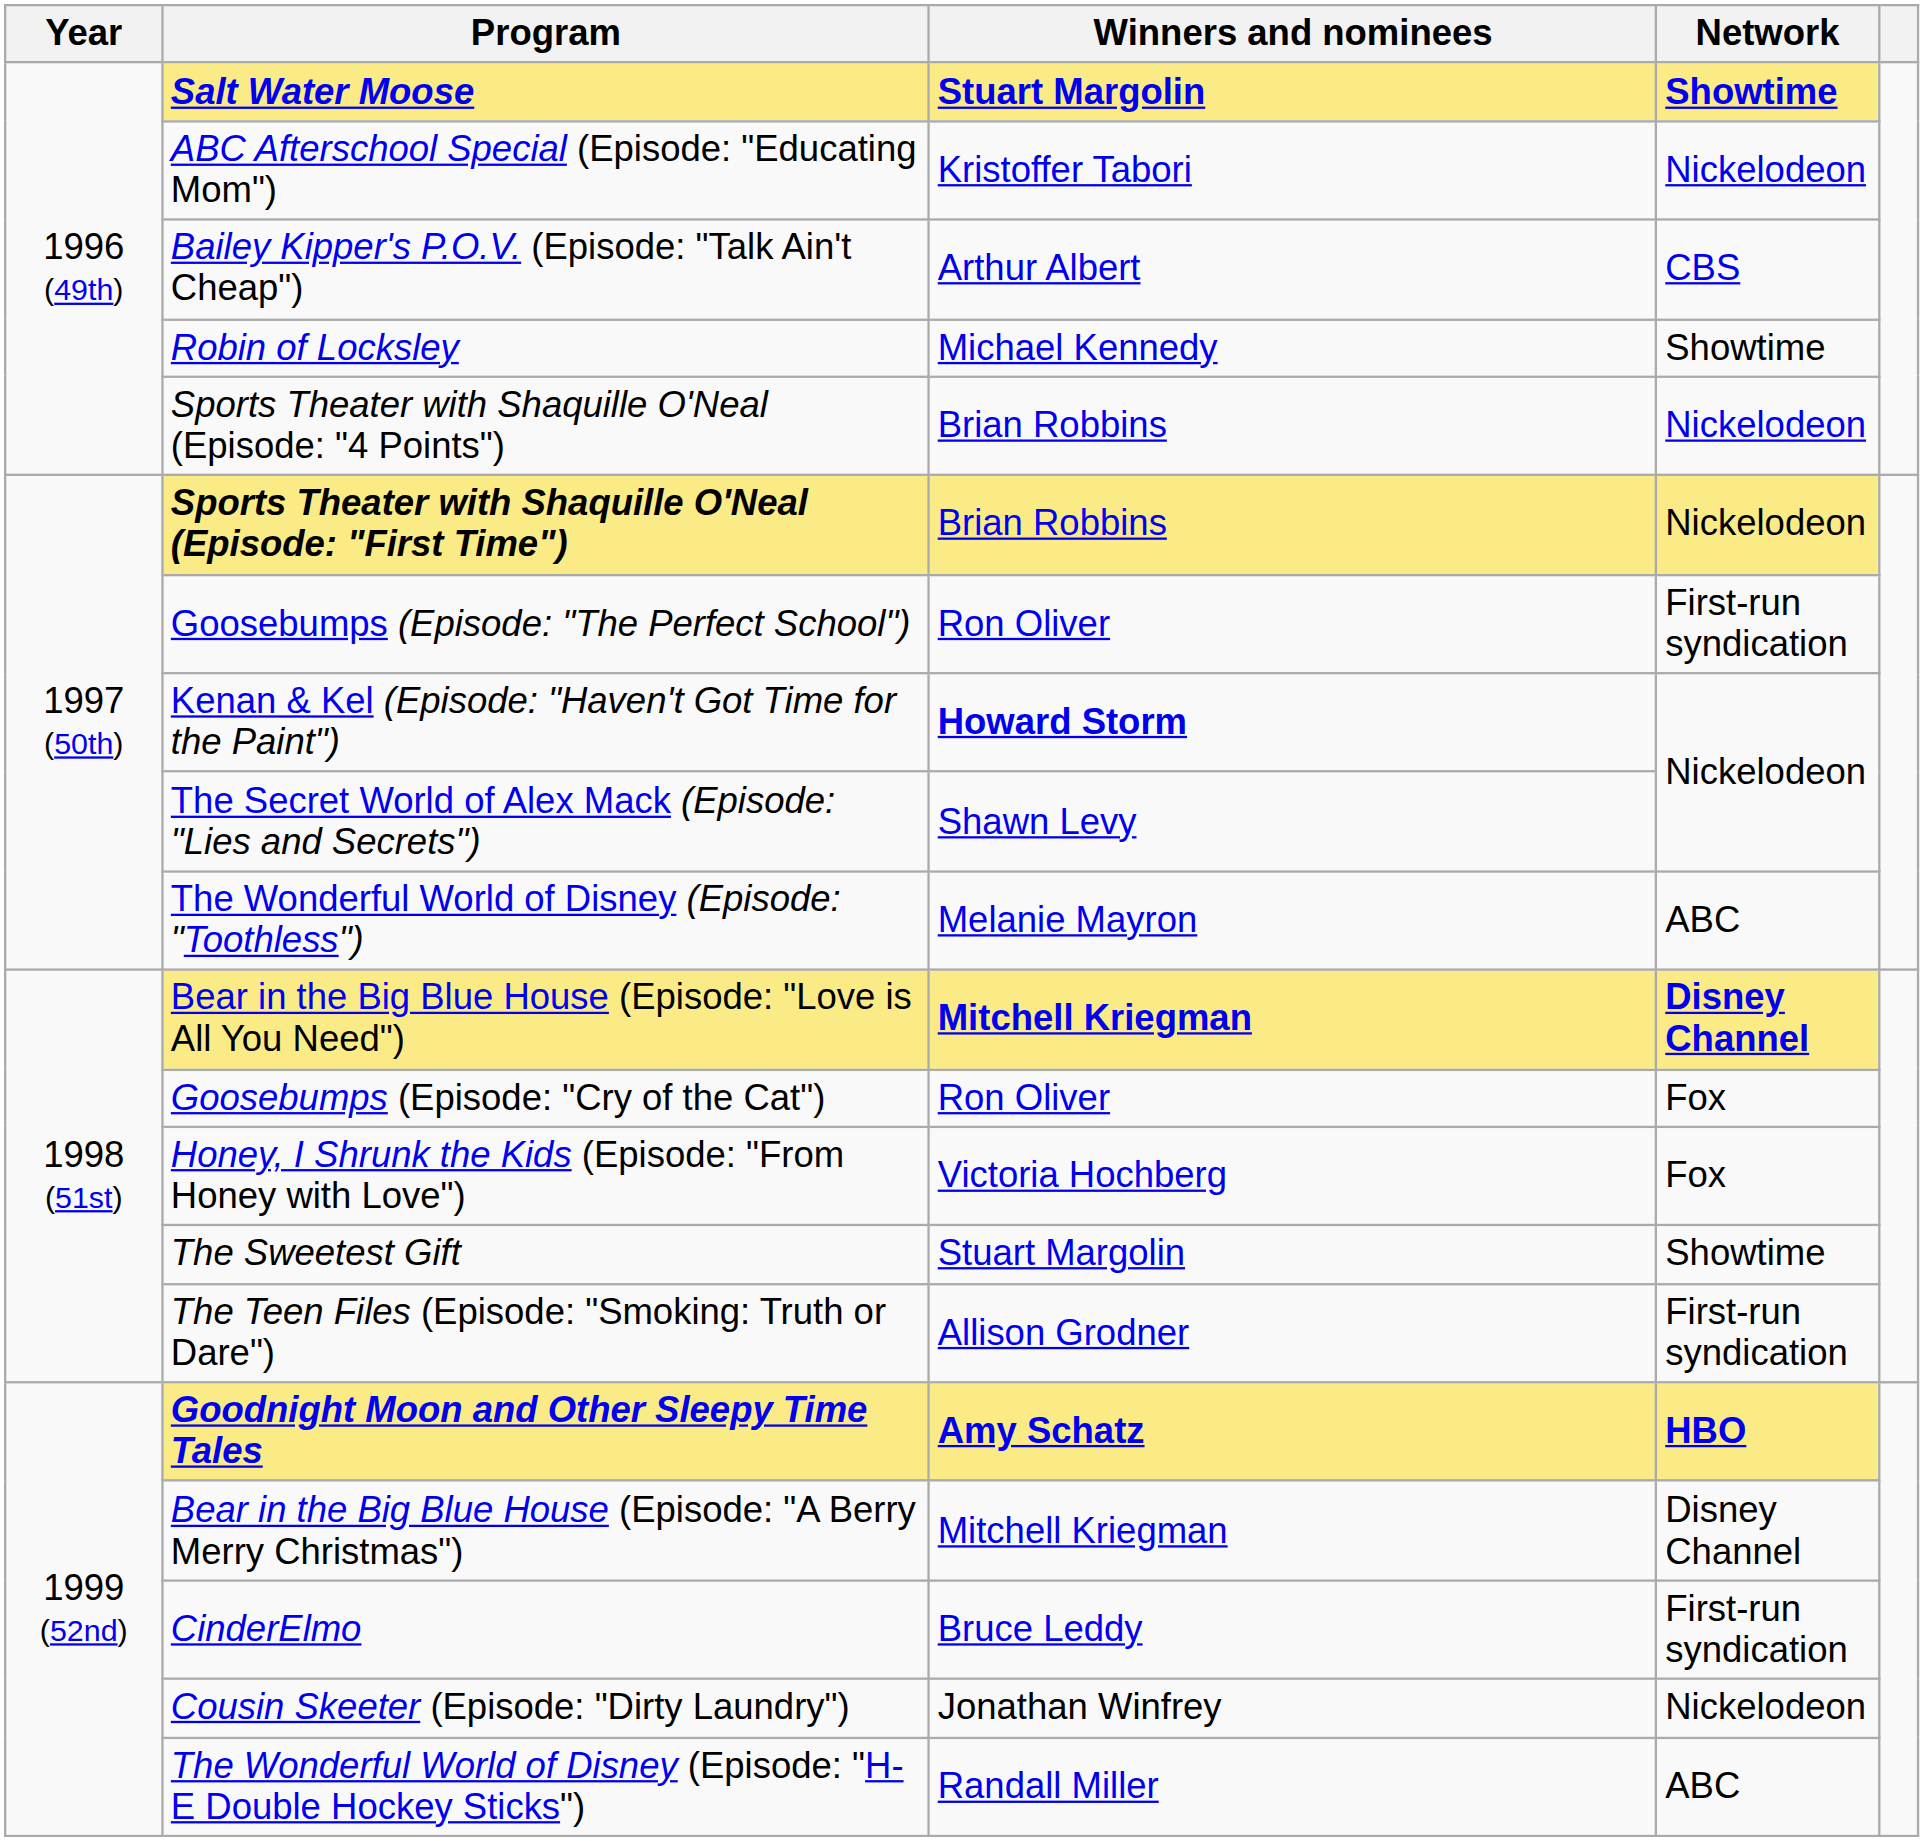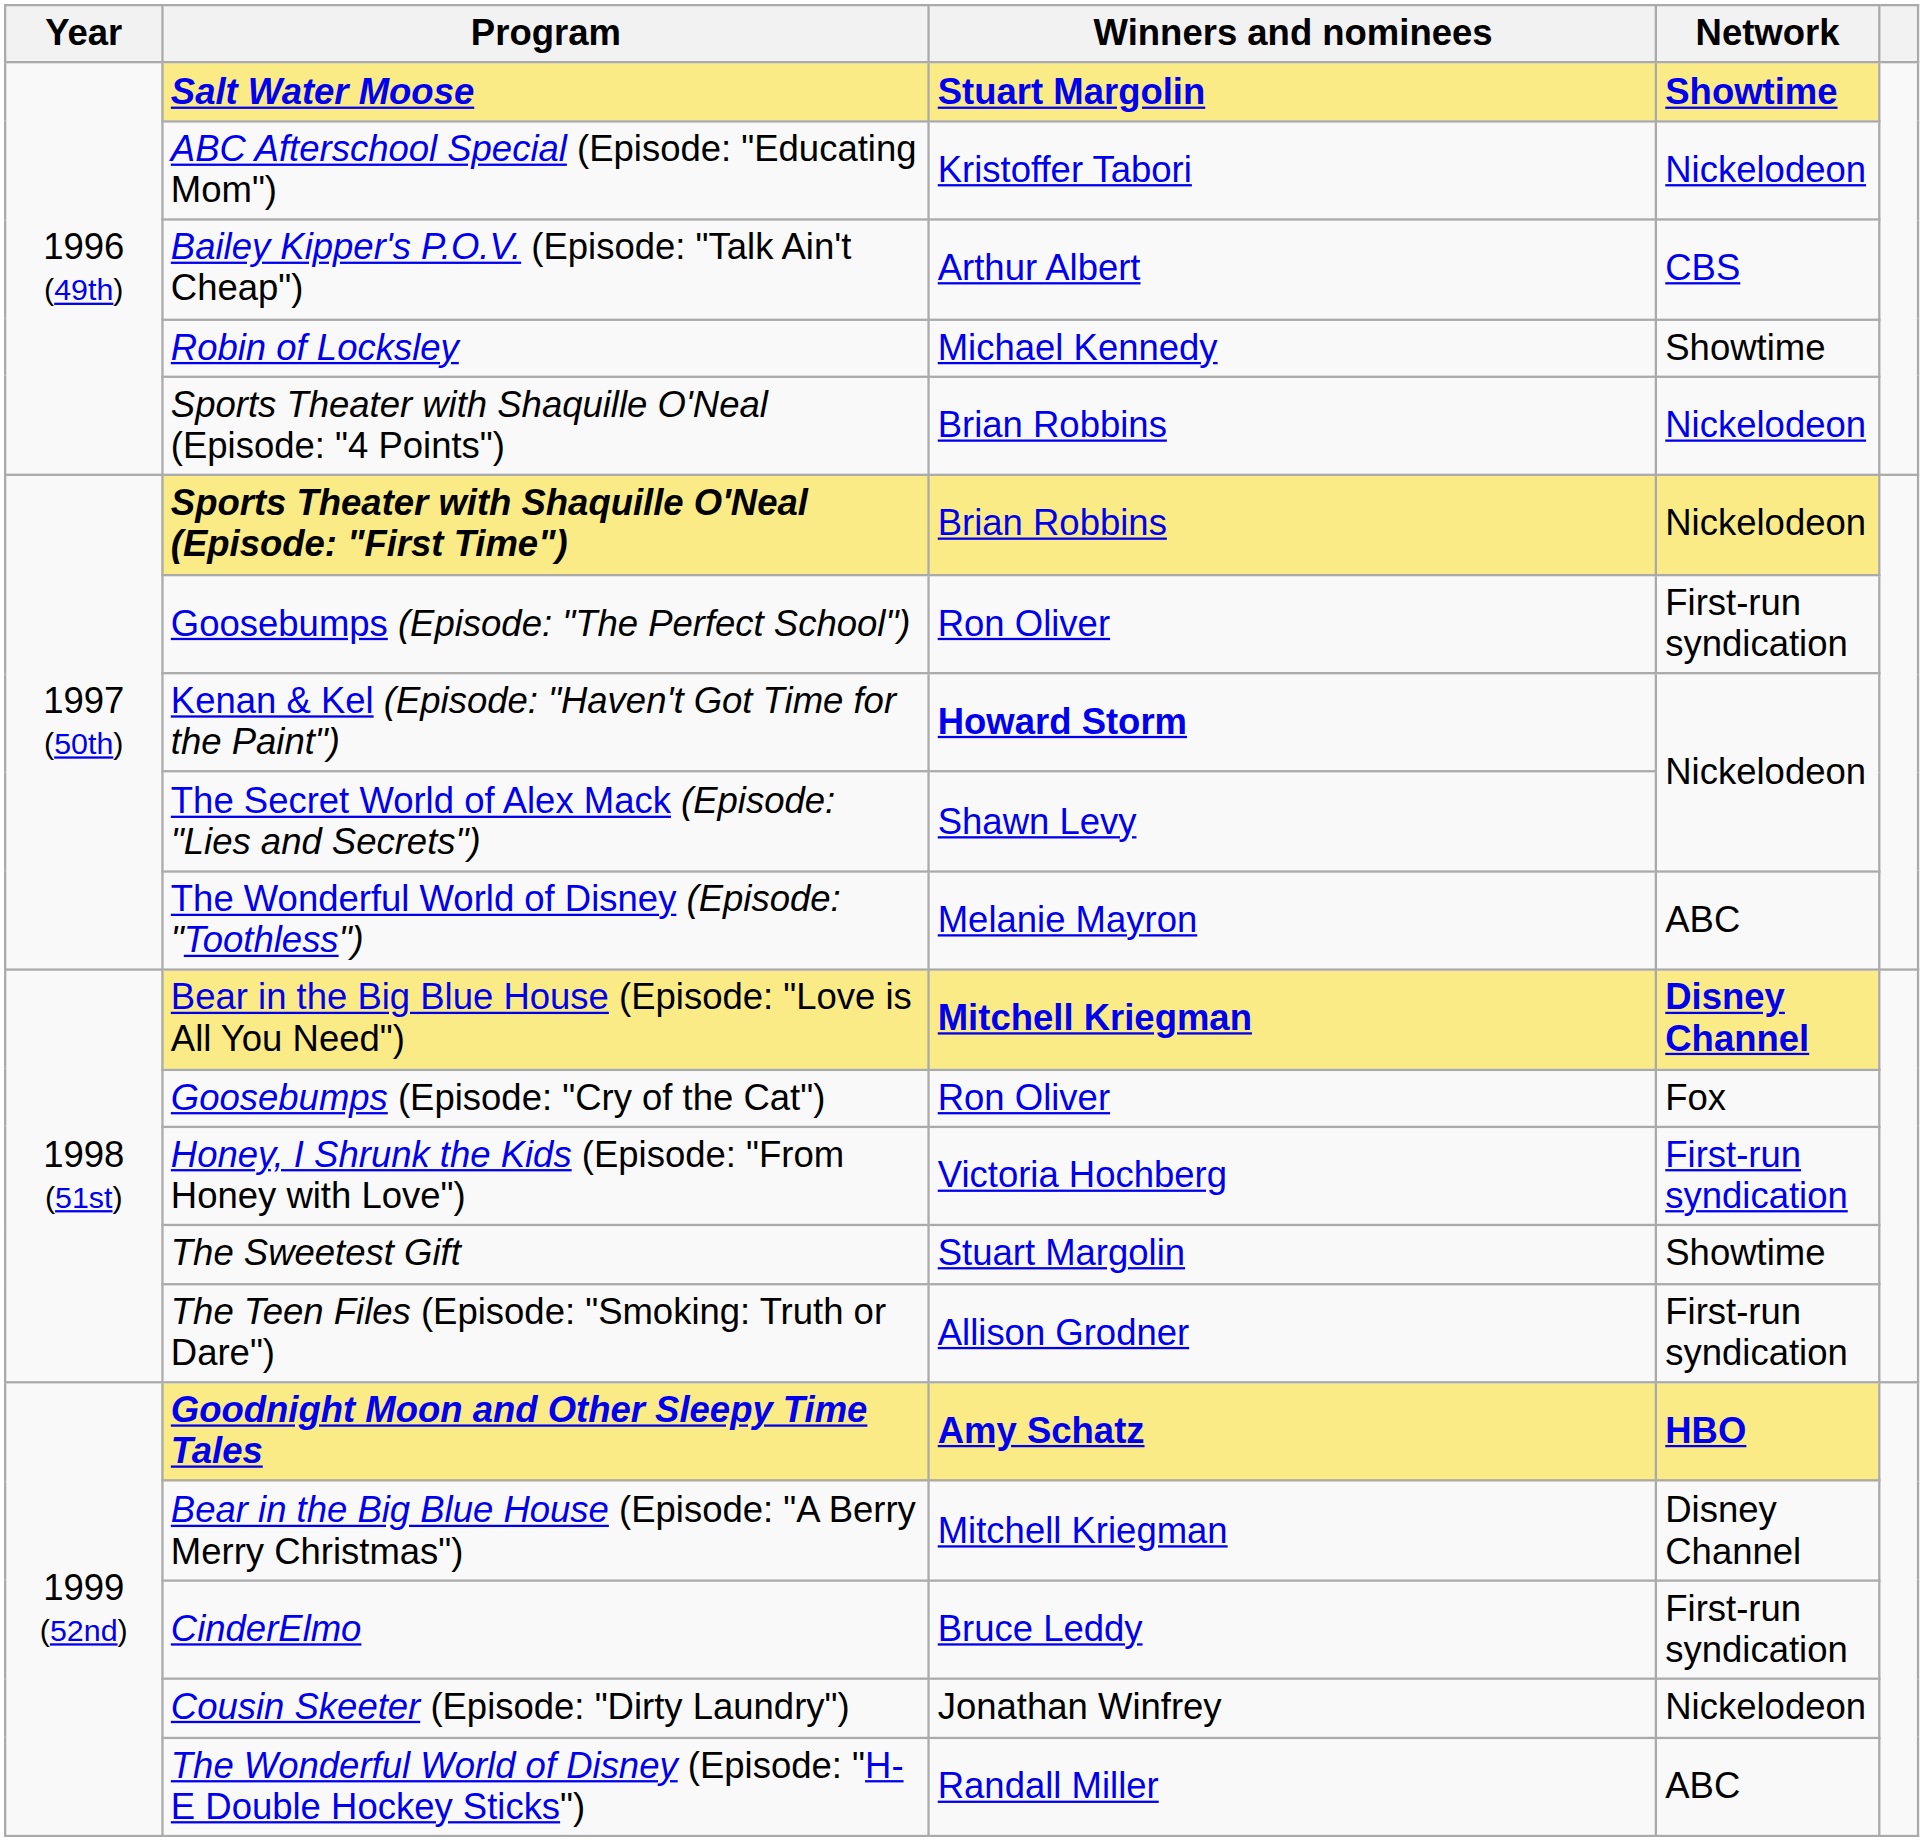(1696, 1175) Fox -> (1757, 1175) First-run syndication
